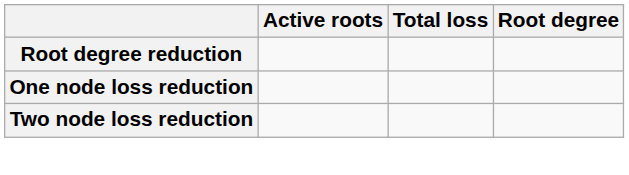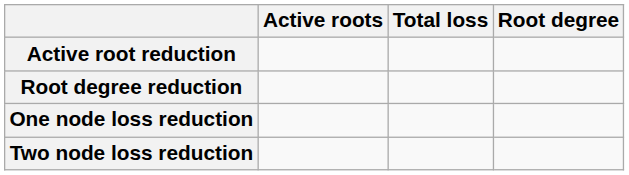+ row: (131, 53)
